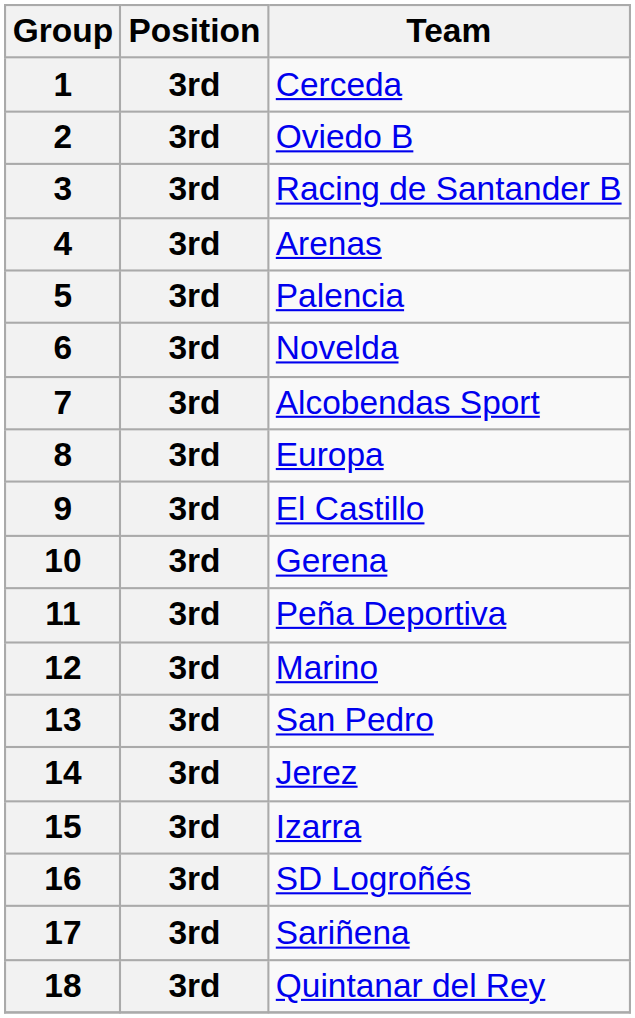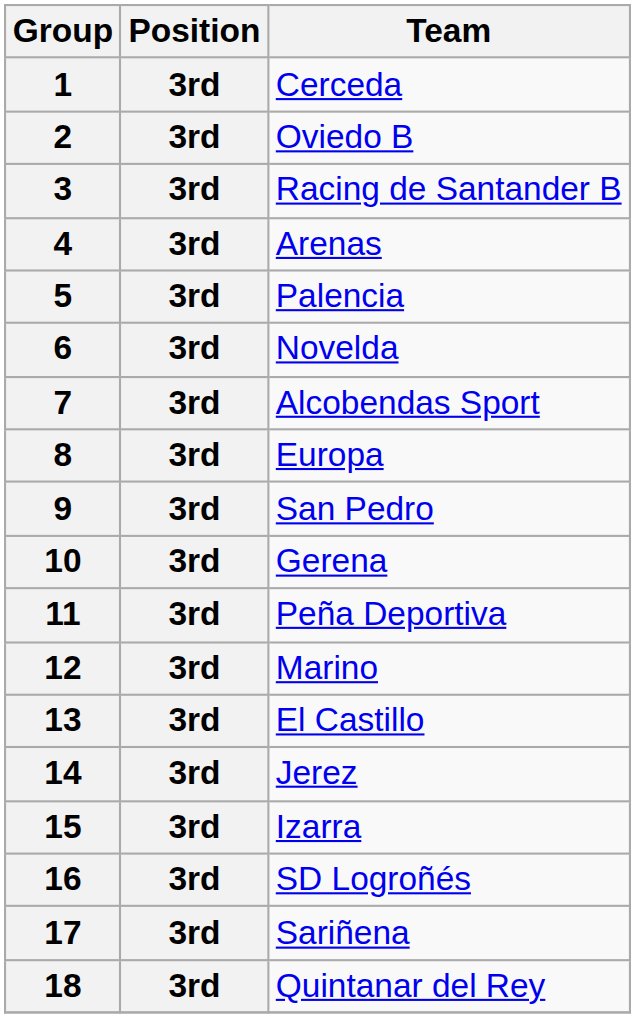(350, 508) El Castillo -> (355, 508) San Pedro
(355, 720) San Pedro -> (350, 720) El Castillo
